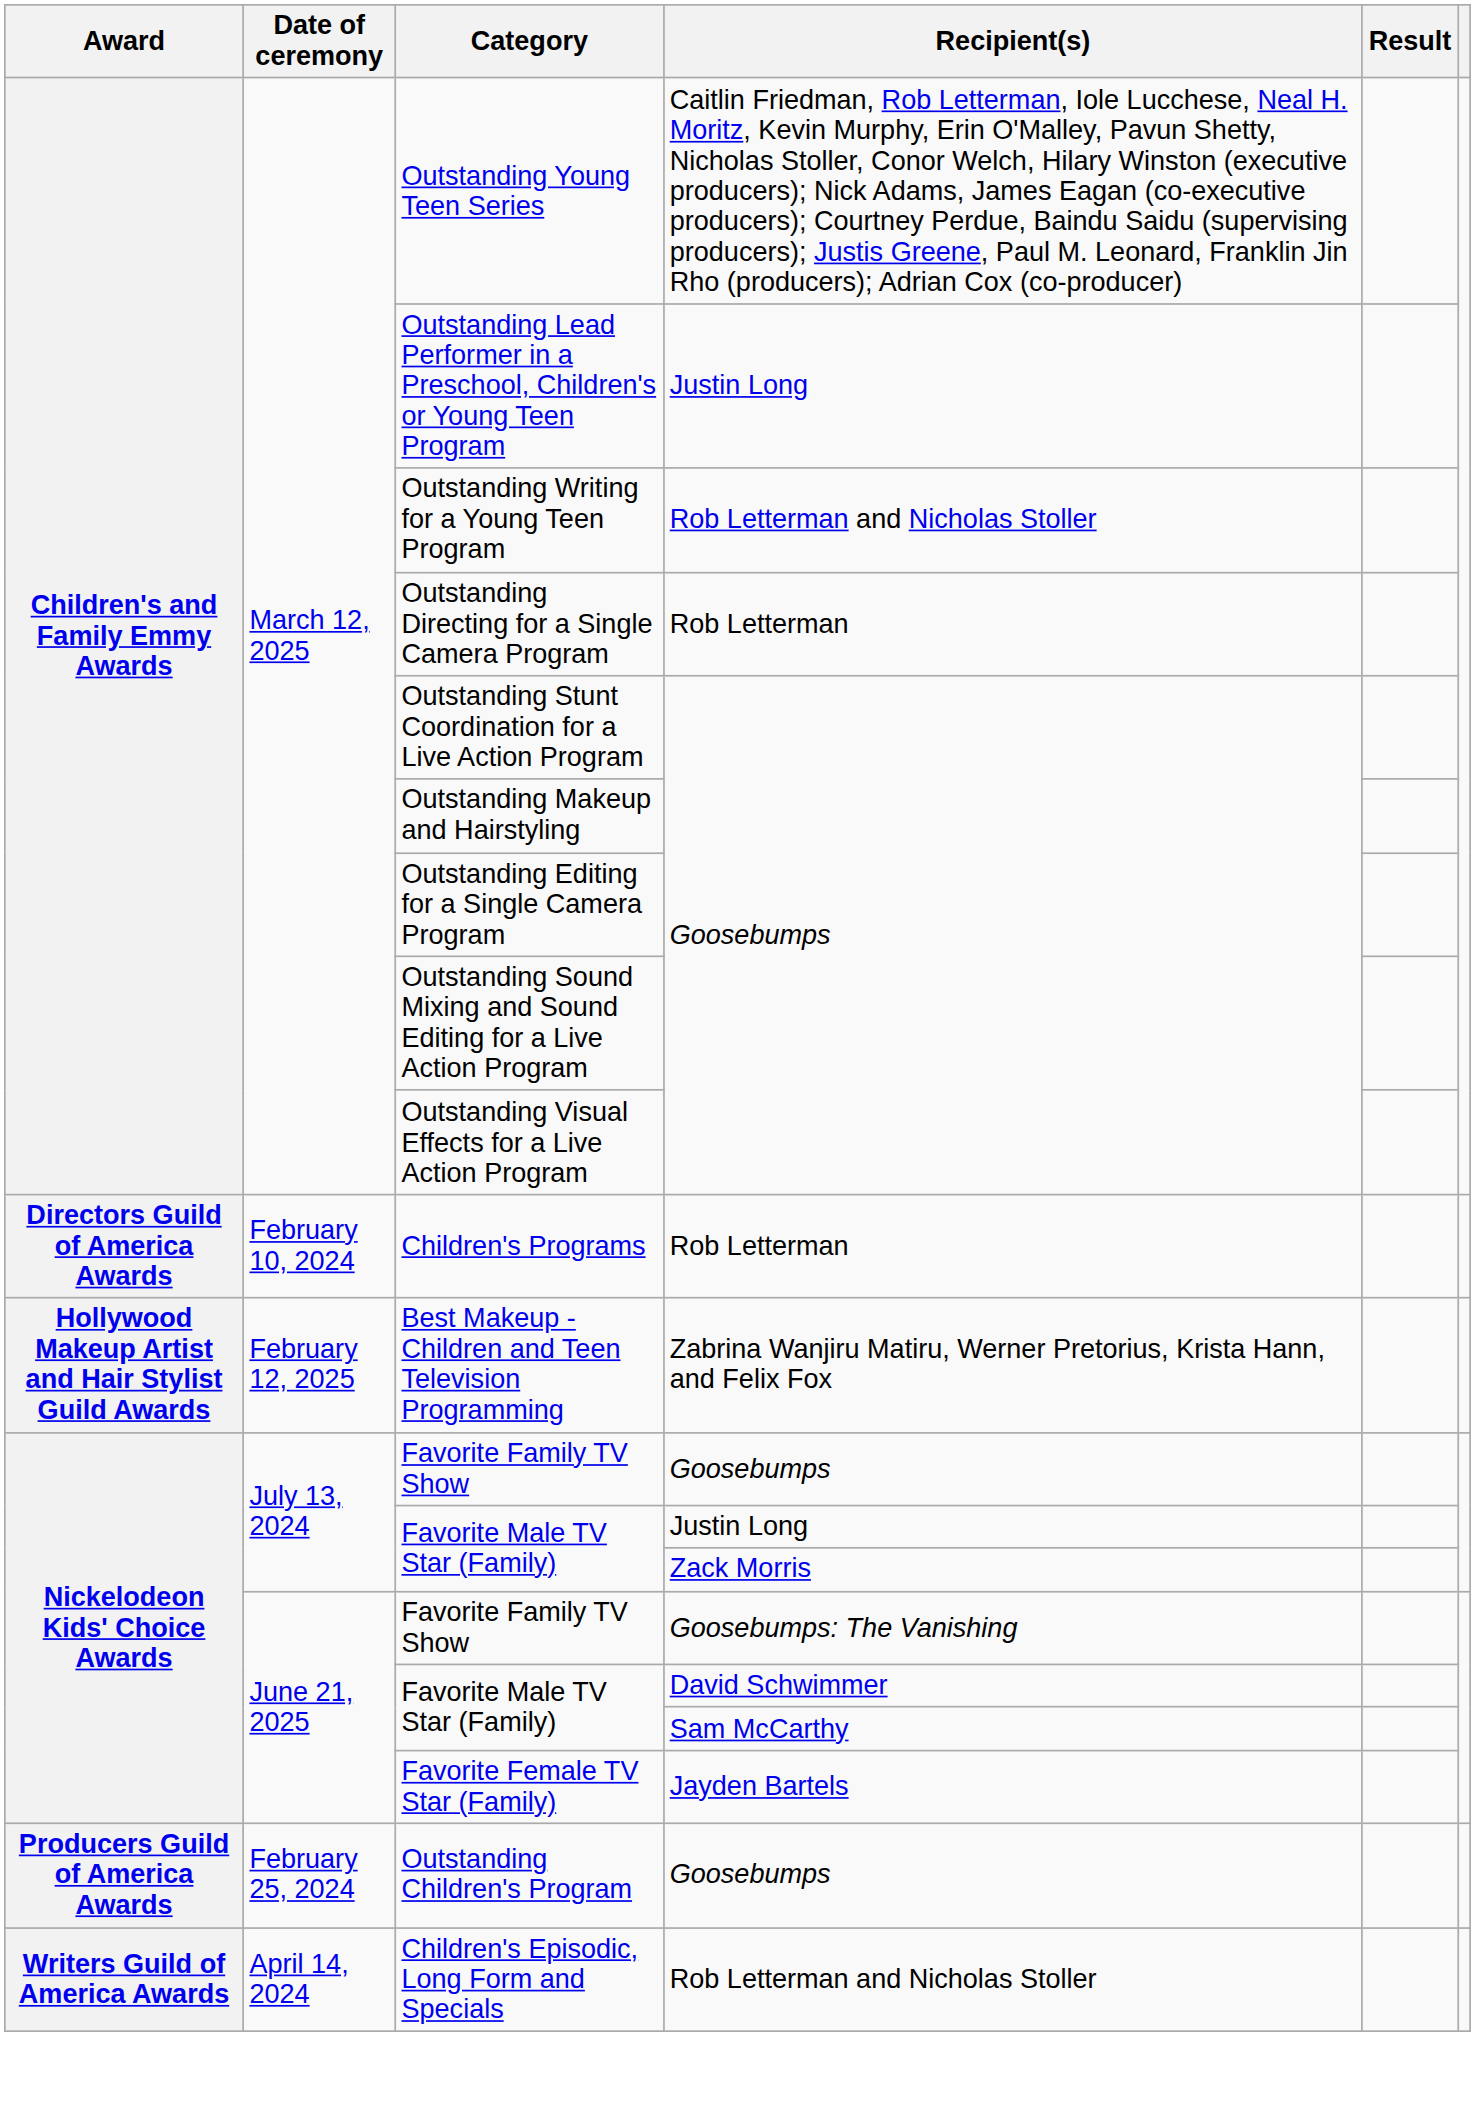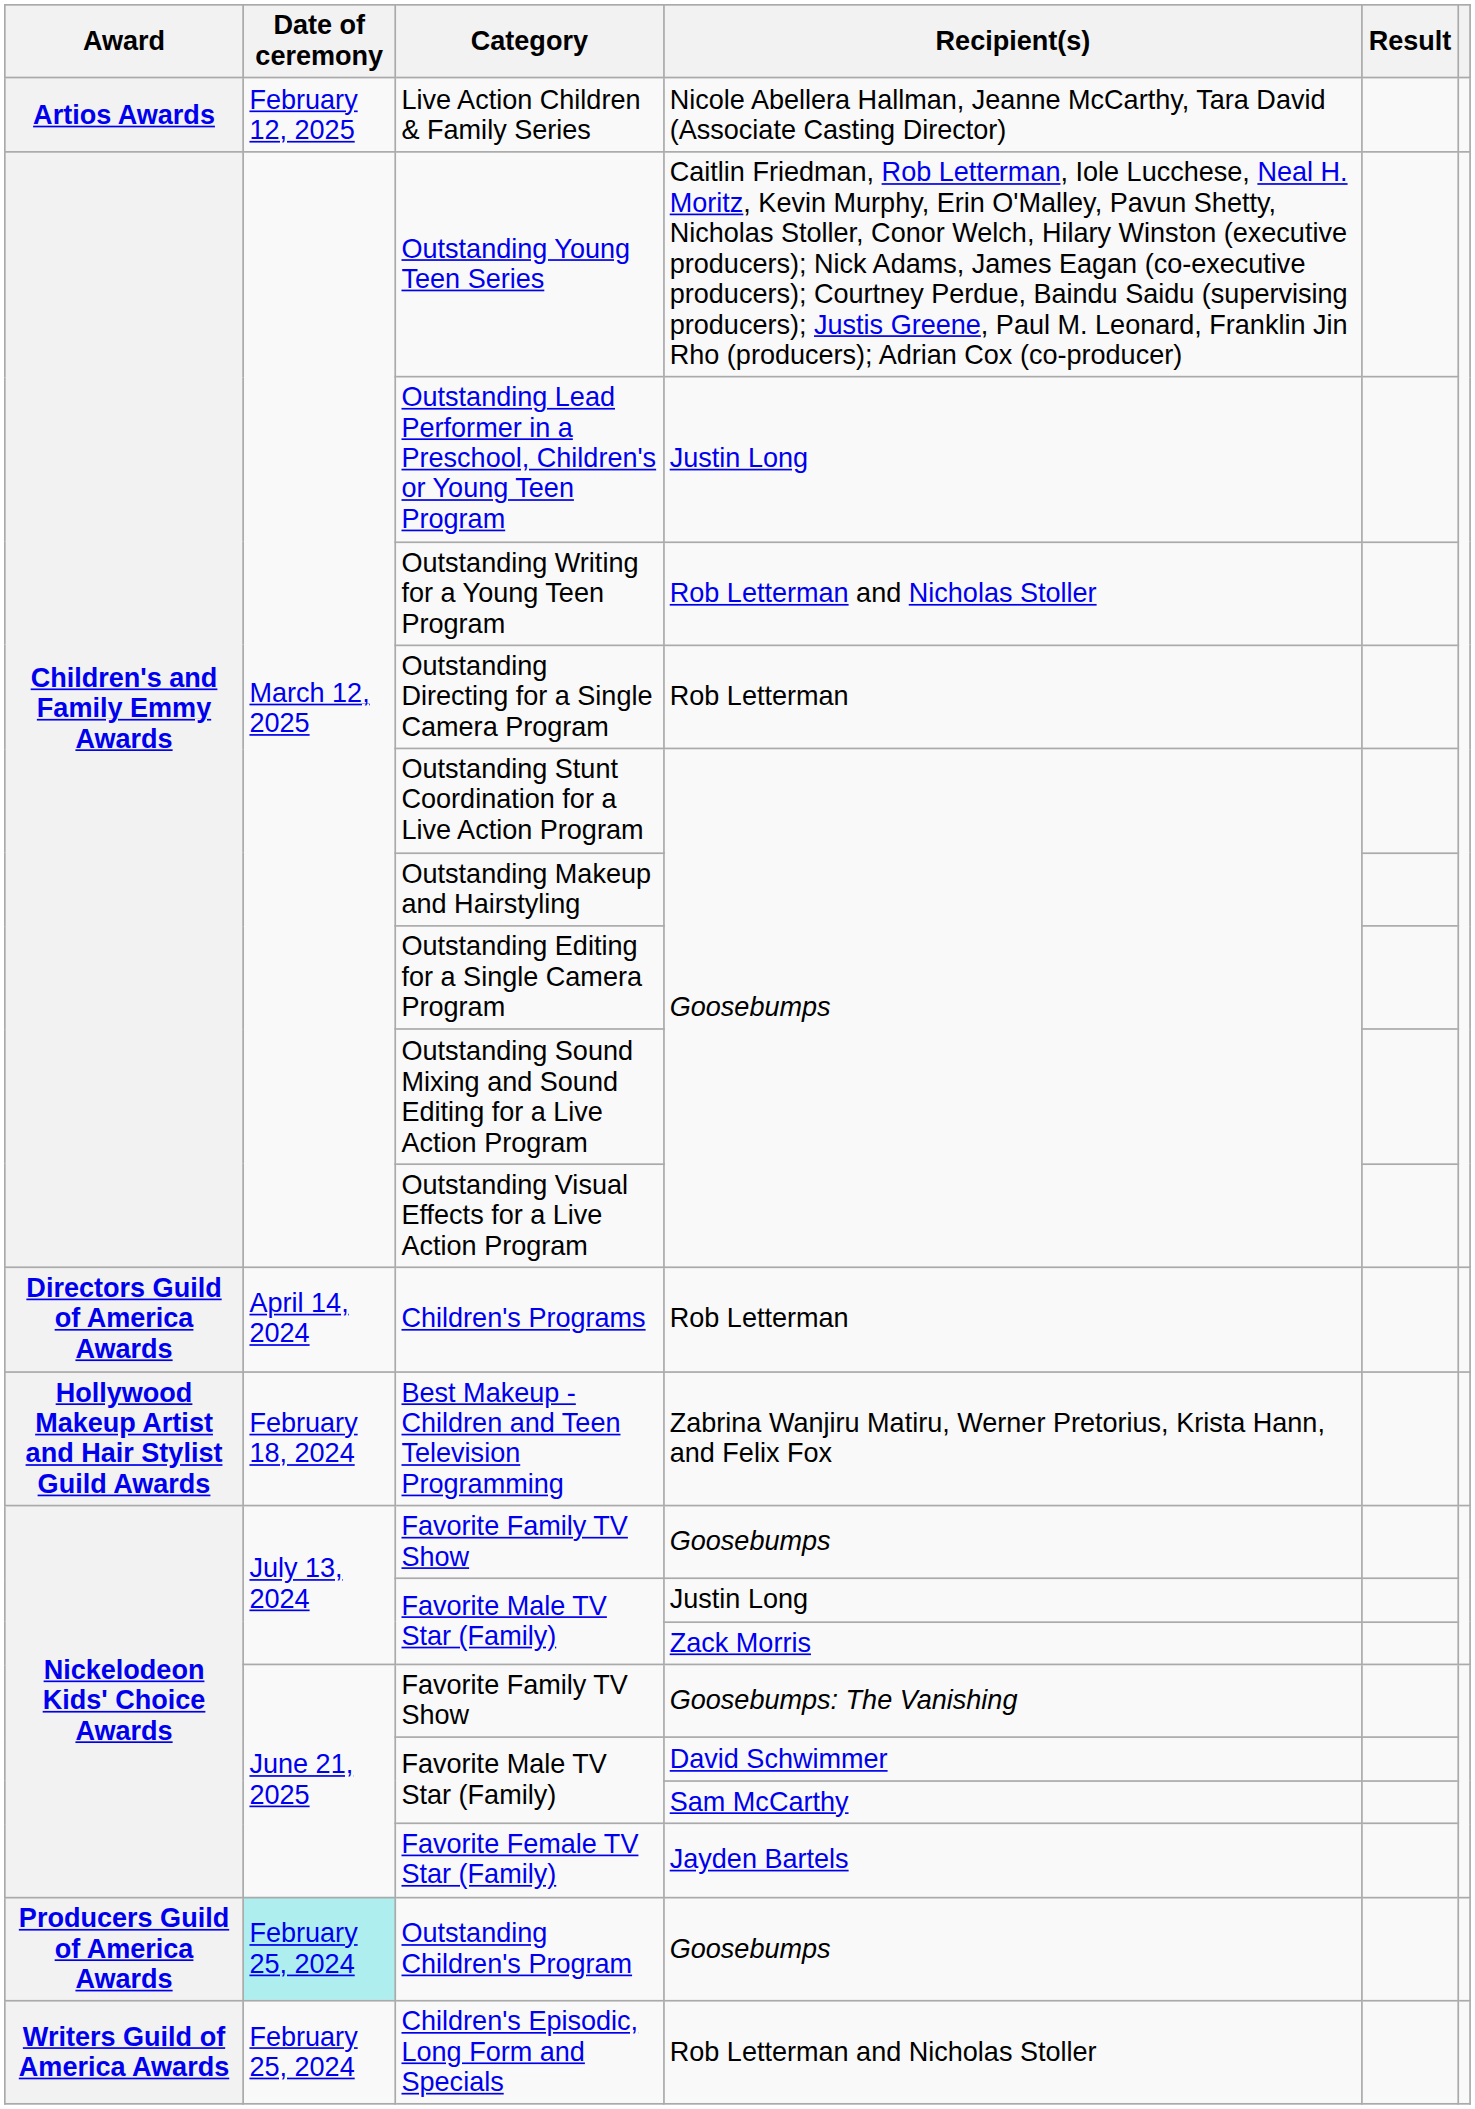+ row: (521, 114)
(304, 1245) February 10, 2024 -> (299, 1319) April 14, 2024
(304, 1364) February 12, 2025 -> (304, 1437) February 18, 2024
(304, 1875) no background -> (304, 1948) paleturquoise background
(299, 1978) April 14, 2024 -> (304, 2052) February 25, 2024
